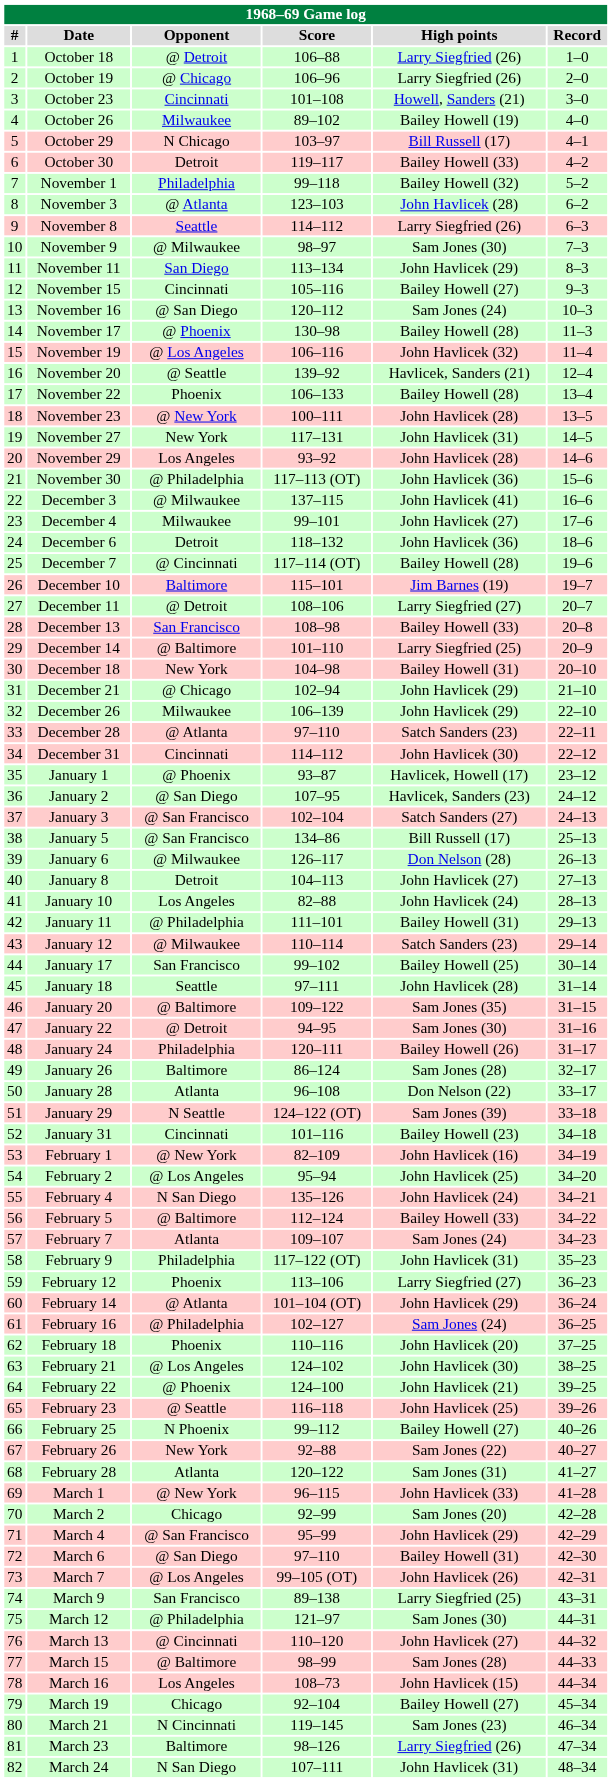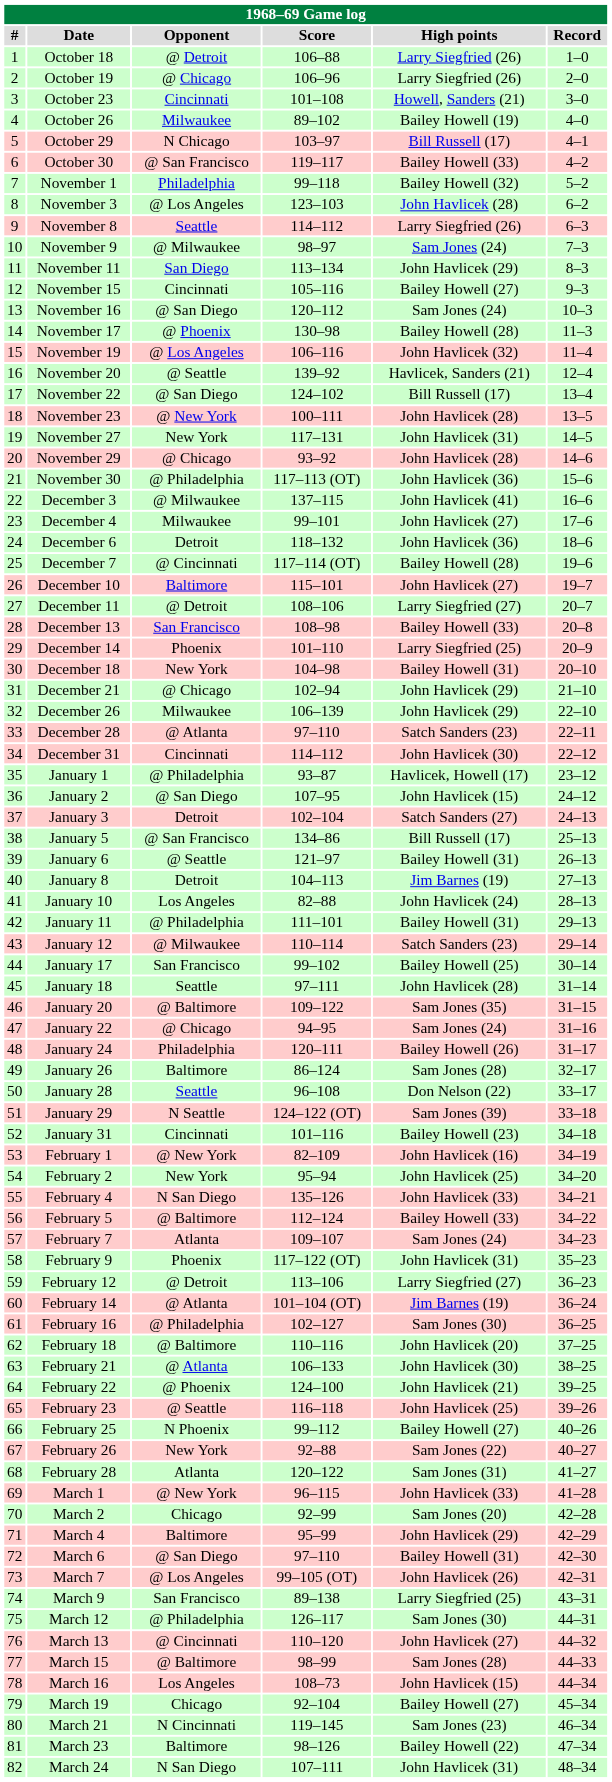(197, 162) Detroit -> (197, 162) @ San Francisco
(197, 204) @ Atlanta -> (197, 204) @ Los Angeles
(459, 246) Sam Jones (30) -> (459, 246) Sam Jones (24)
(197, 394) Phoenix -> (197, 394) @ San Diego
(317, 394) 106–133 -> (317, 394) 124–102
(459, 394) Bailey Howell (28) -> (459, 394) Bill Russell (17)
(197, 458) Los Angeles -> (197, 458) @ Chicago
(459, 584) Jim Barnes (19) -> (459, 584) John Havlicek (27)
(197, 648) @ Baltimore -> (197, 648) Phoenix
(197, 774) @ Phoenix -> (197, 774) @ Philadelphia
(459, 795) Havlicek, Sanders (23) -> (459, 795) John Havlicek (15)
(197, 817) @ San Francisco -> (197, 817) Detroit
(197, 859) @ Milwaukee -> (197, 859) @ Seattle
(317, 859) 126–117 -> (317, 859) 121–97
(459, 859) Don Nelson (28) -> (459, 859) Bailey Howell (31)
(459, 880) John Havlicek (27) -> (459, 880) Jim Barnes (19)
(197, 1028) @ Detroit -> (197, 1028) @ Chicago
(459, 1028) Sam Jones (30) -> (459, 1028) Sam Jones (24)
(197, 1091) Atlanta -> (197, 1091) Seattle
(197, 1176) @ Los Angeles -> (197, 1176) New York
(459, 1197) John Havlicek (24) -> (459, 1197) John Havlicek (33)
(197, 1260) Philadelphia -> (197, 1260) Phoenix
(197, 1281) Phoenix -> (197, 1281) @ Detroit
(459, 1302) John Havlicek (29) -> (459, 1302) Jim Barnes (19)
(459, 1323) Sam Jones (24) -> (459, 1323) Sam Jones (30)
(197, 1345) Phoenix -> (197, 1345) @ Baltimore
(197, 1366) @ Los Angeles -> (197, 1366) @ Atlanta
(317, 1366) 124–102 -> (317, 1366) 106–133
(197, 1535) @ San Francisco -> (197, 1535) Baltimore
(317, 1619) 121–97 -> (317, 1619) 126–117
(459, 1746) Larry Siegfried (26) -> (459, 1746) Bailey Howell (22)
